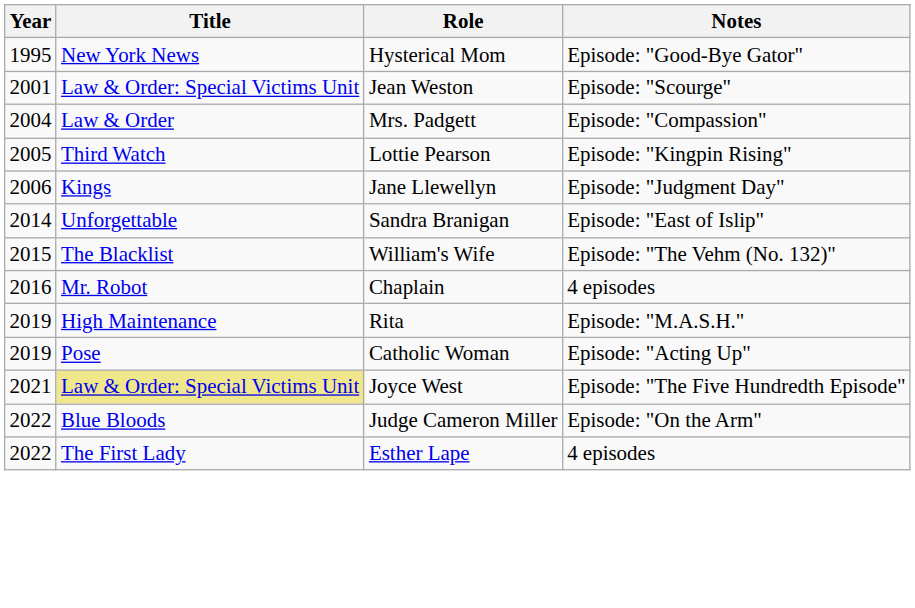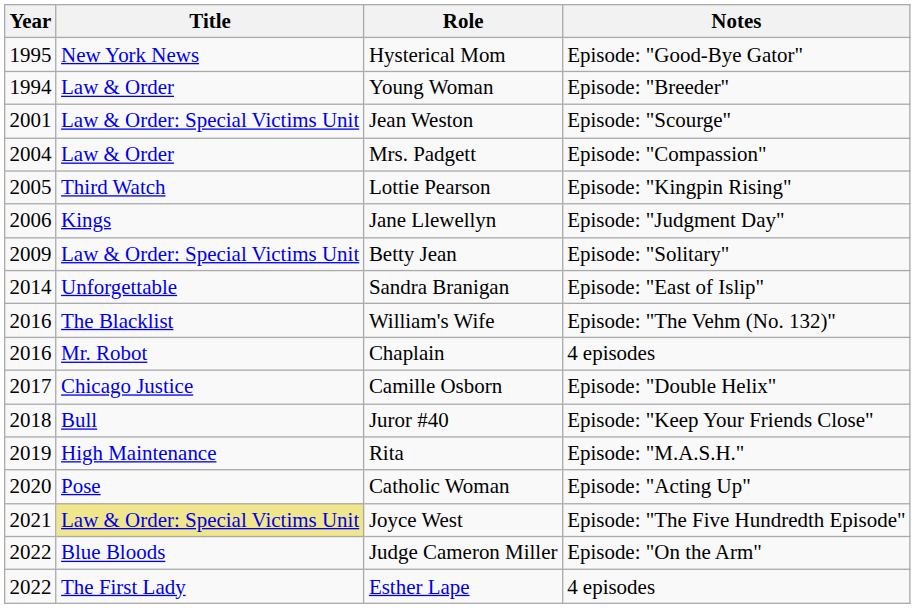+ row: (431, 87)
+ row: (413, 253)
(30, 253) 2015 -> (30, 320) 2016
+ row: (436, 386)
+ row: (409, 420)
(30, 353) 2019 -> (30, 486) 2020
